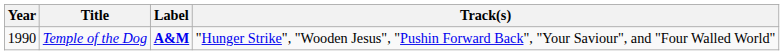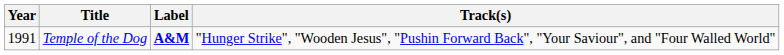(22, 38) 1990 -> (22, 38) 1991
